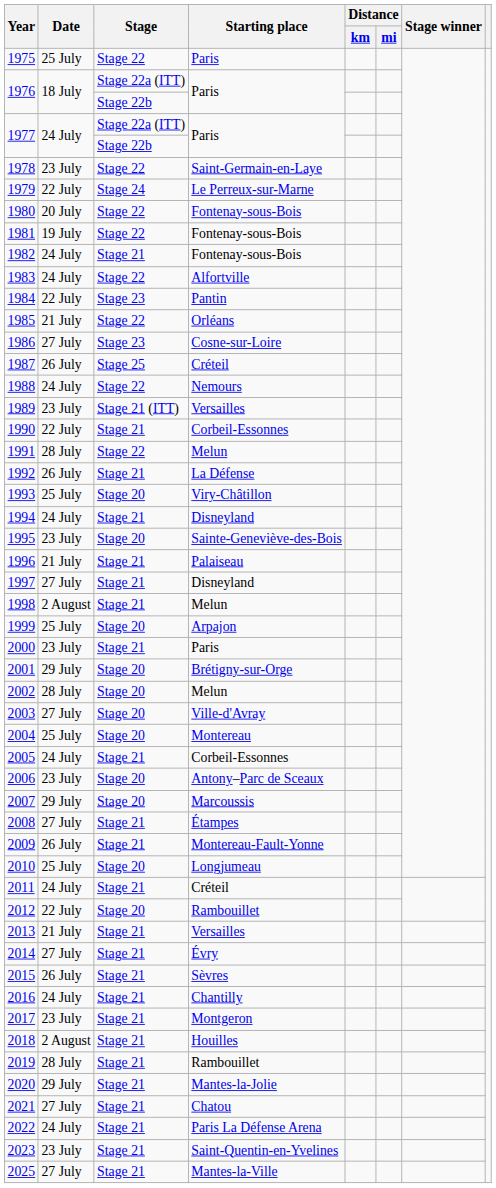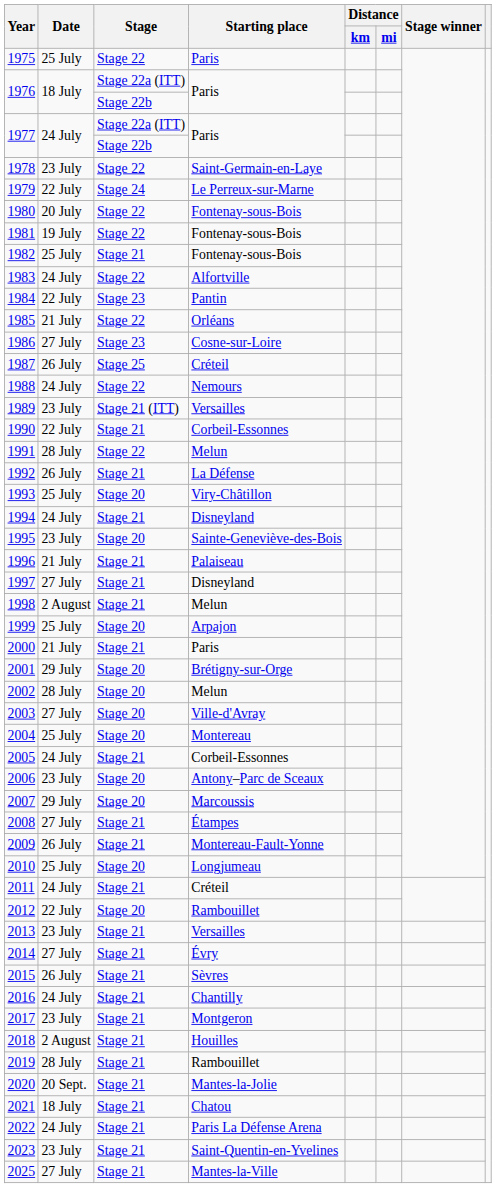(62, 255) 24 July -> (62, 255) 25 July
(62, 648) 23 July -> (62, 648) 21 July
(62, 931) 21 July -> (62, 931) 23 July
(62, 1084) 29 July -> (64, 1084) 20 Sept.
(62, 1106) 27 July -> (62, 1106) 18 July
